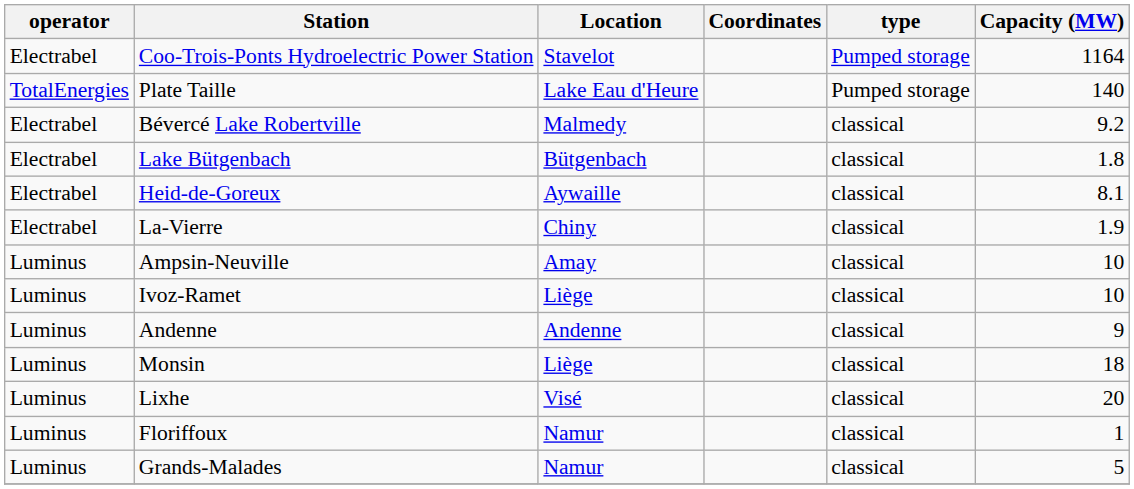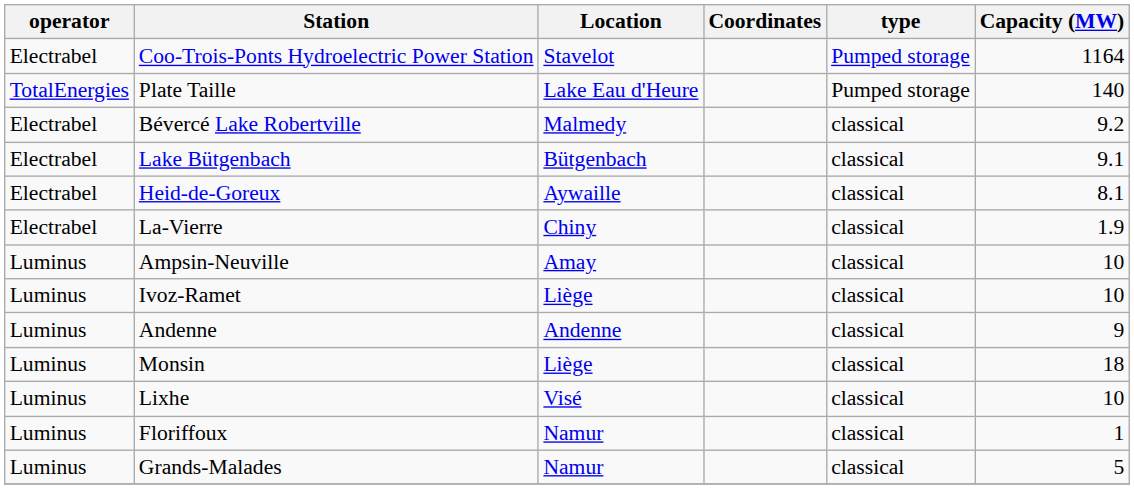(1111, 158) 1.8 -> (1111, 158) 9.1
(1113, 398) 20 -> (1113, 398) 10
